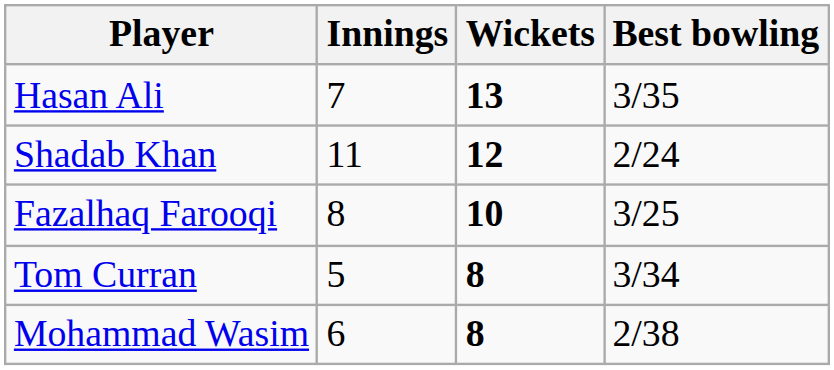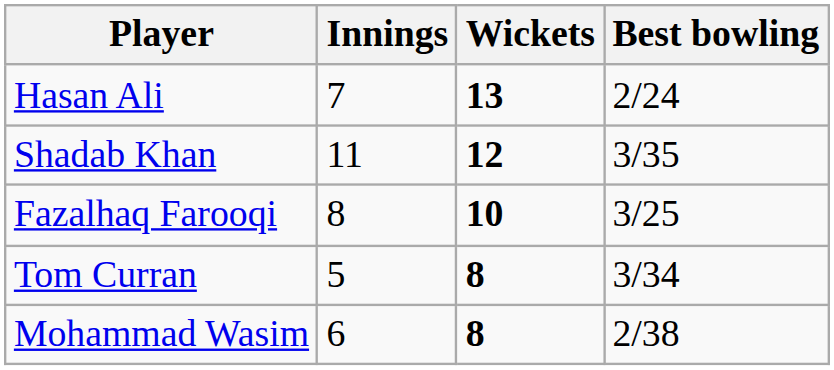(646, 94) 3/35 -> (646, 94) 2/24
(646, 154) 2/24 -> (646, 154) 3/35
